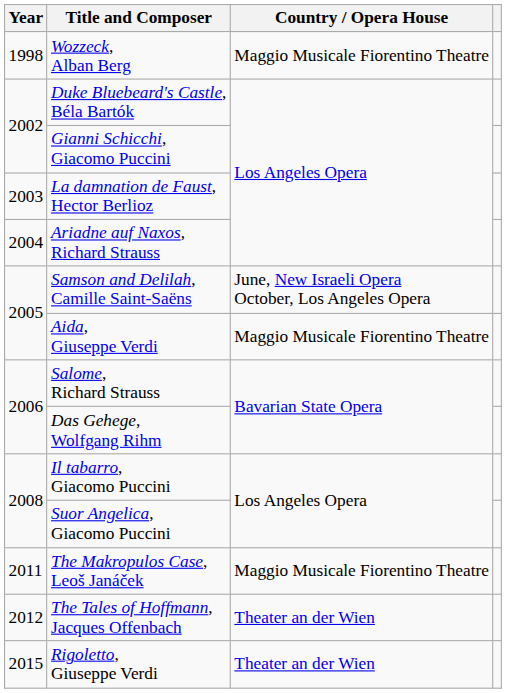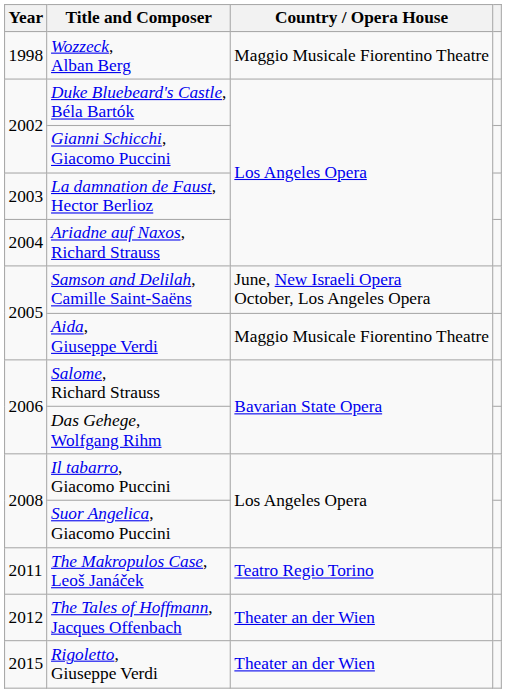(362, 570) Maggio Musicale Fiorentino Theatre -> (304, 570) Teatro Regio Torino
